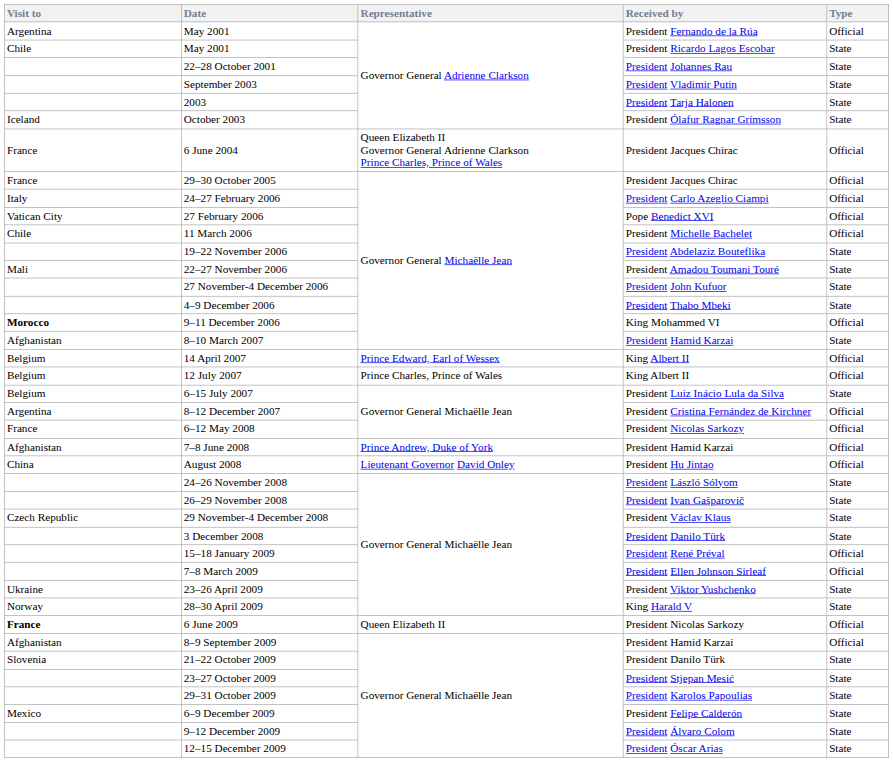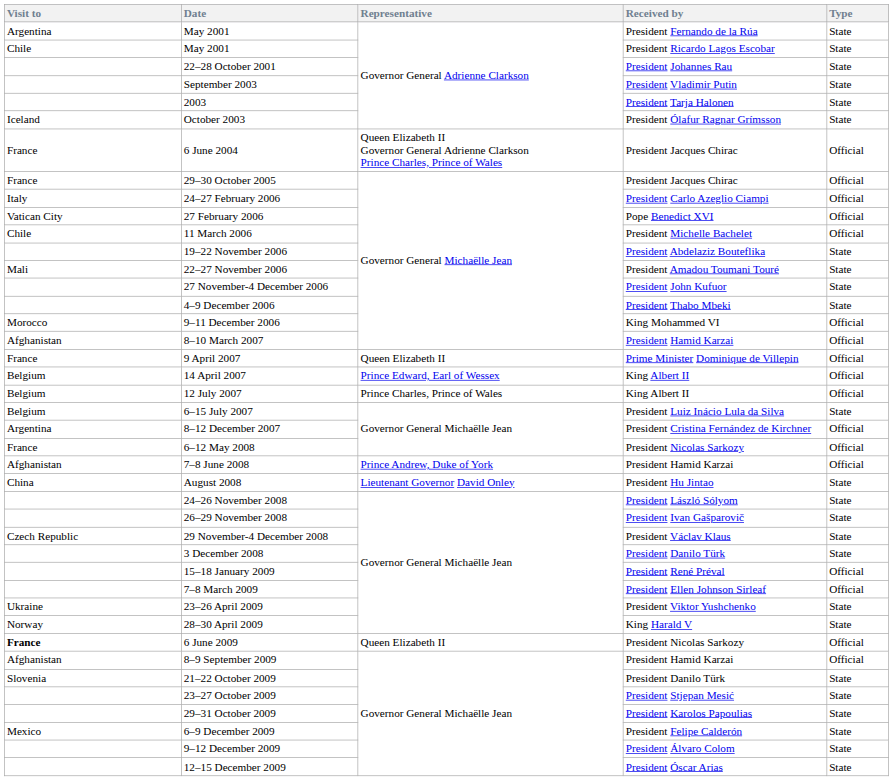(846, 31) Official -> (840, 31) State
(28, 322) bold -> (27, 322) normal
(840, 340) State -> (846, 340) Official
+ row: (212, 358)
(846, 464) Official -> (840, 482) State
